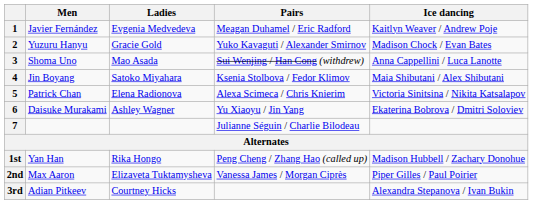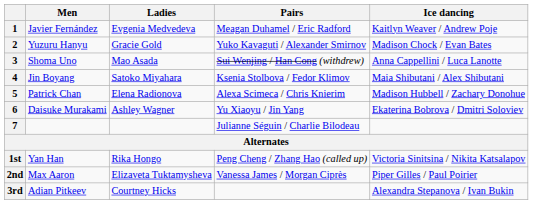(449, 93) Victoria Sinitsina / Nikita Katsalapov -> (448, 93) Madison Hubbell / Zachary Donohue
(448, 158) Madison Hubbell / Zachary Donohue -> (449, 158) Victoria Sinitsina / Nikita Katsalapov
